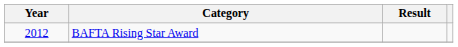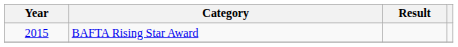(37, 32) 2012 -> (37, 32) 2015
